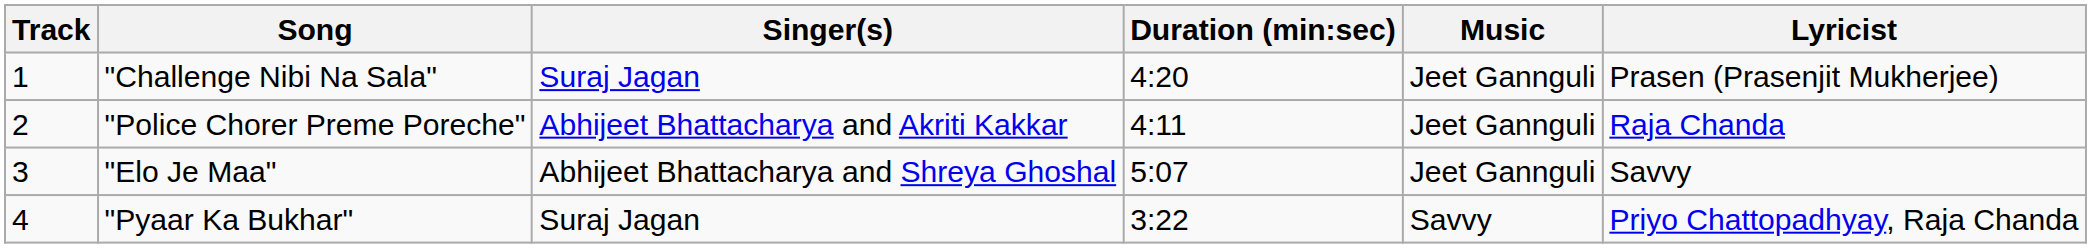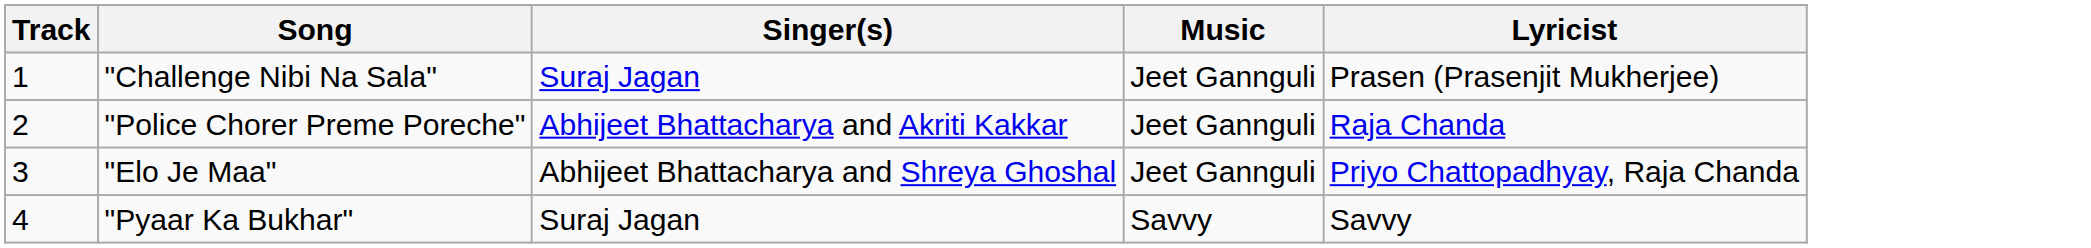- column: (1263, 29)
(1650, 172) Savvy -> (1564, 172) Priyo Chattopadhyay, Raja Chanda
(1844, 220) Priyo Chattopadhyay, Raja Chanda -> (1371, 220) Savvy
